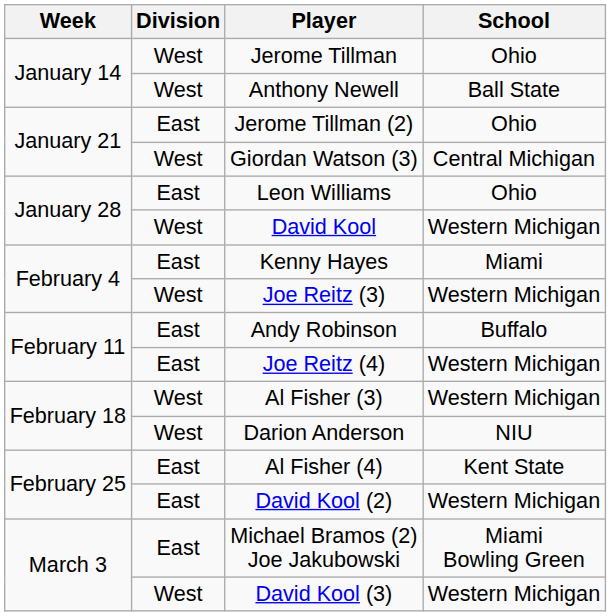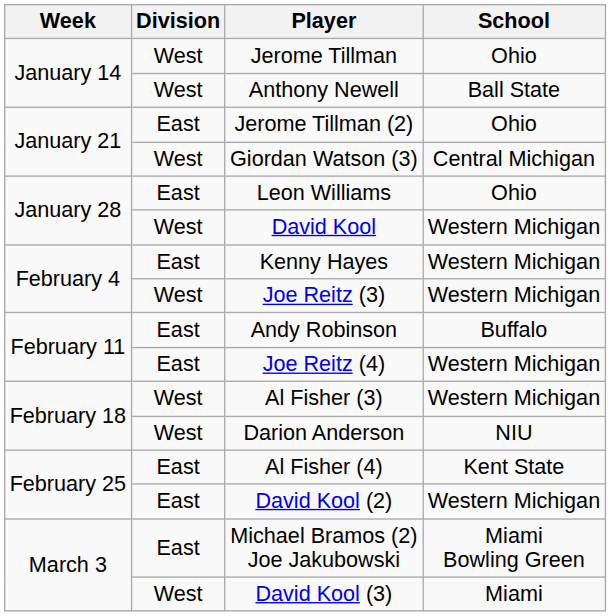(514, 261) Miami -> (514, 261) Western Michigan
(514, 594) Western Michigan -> (514, 594) Miami
